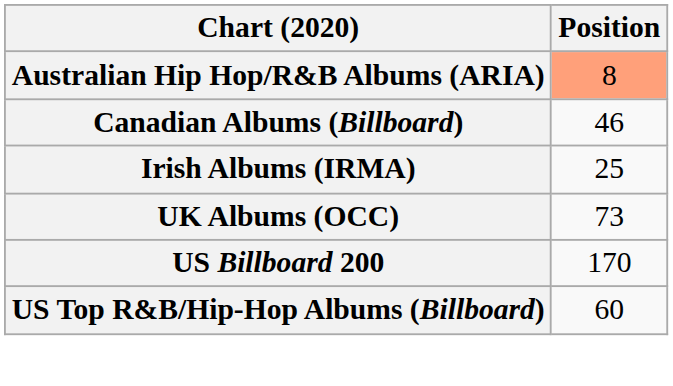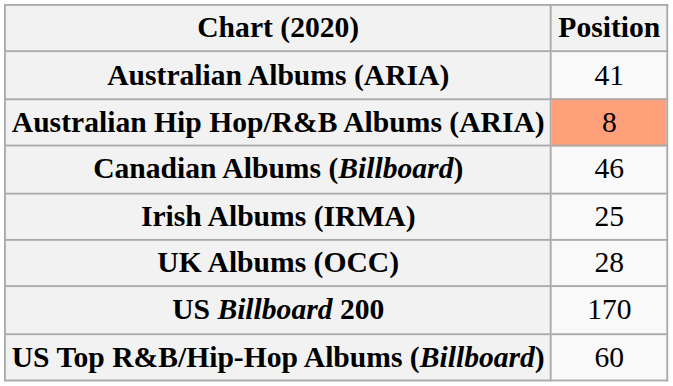+ row: (278, 74)
(609, 215) 73 -> (609, 262) 28
